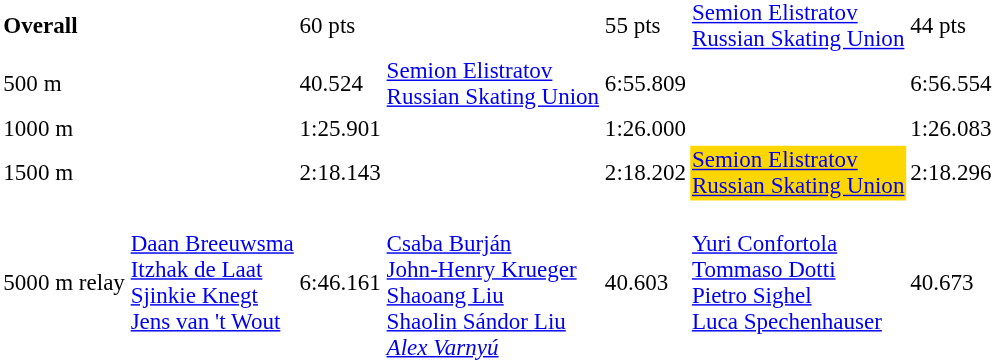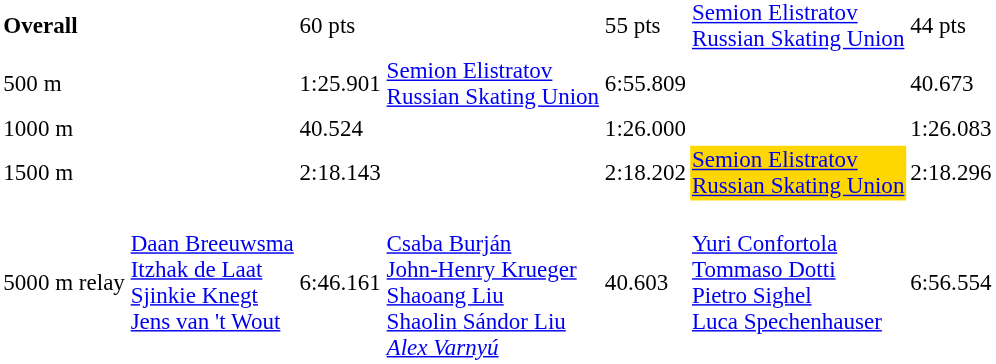(331, 83) 40.524 -> (340, 83) 1:25.901
(951, 83) 6:56.554 -> (942, 83) 40.673
(340, 128) 1:25.901 -> (331, 128) 40.524
(942, 282) 40.673 -> (951, 282) 6:56.554
